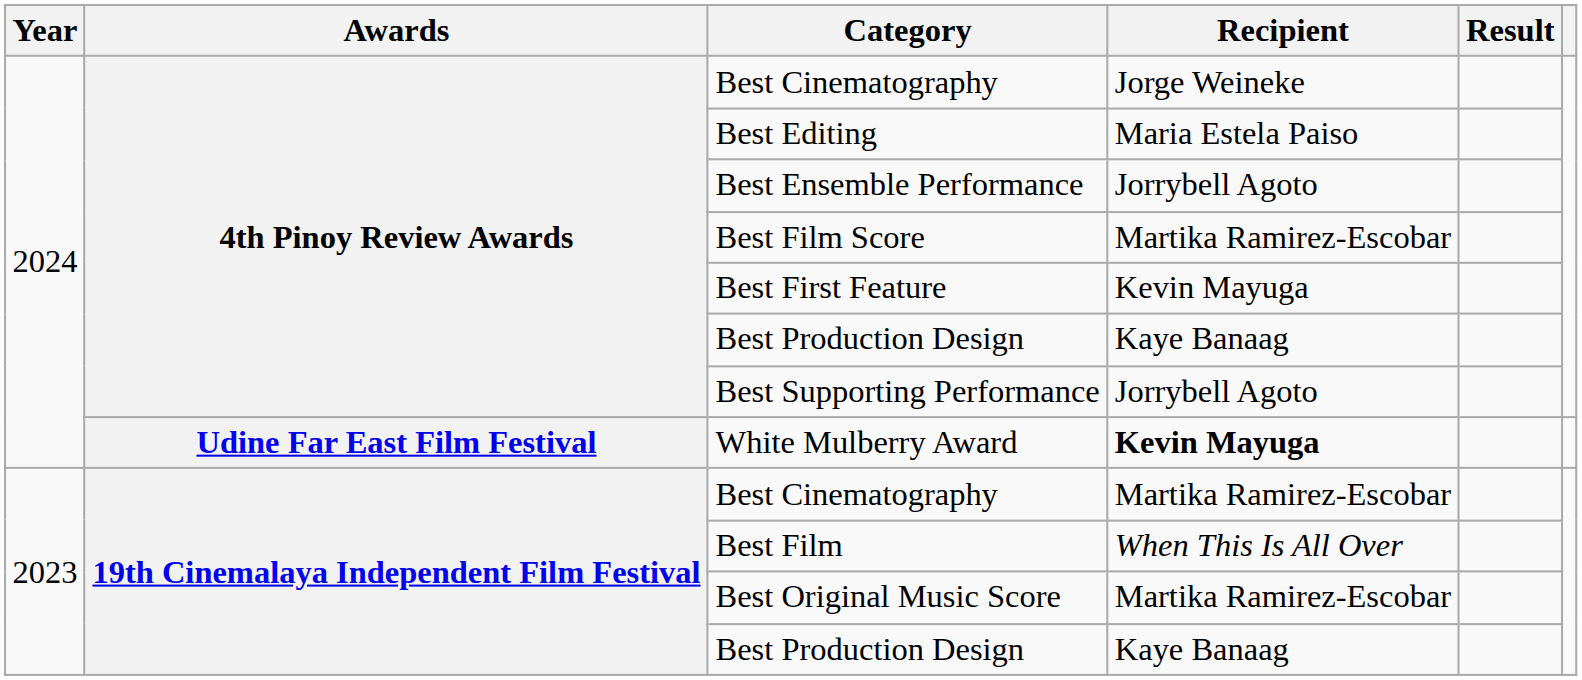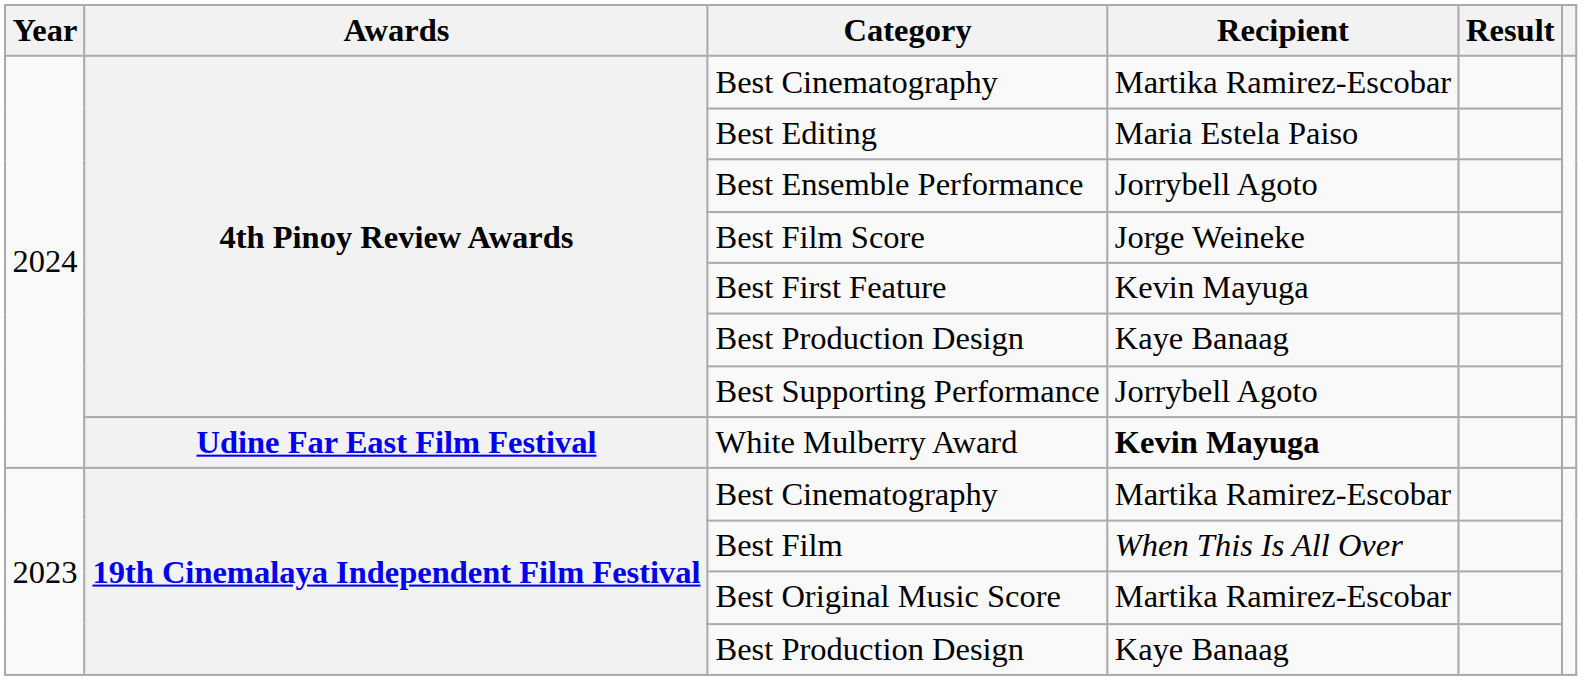(1210, 81) Jorge Weineke -> (1283, 81) Martika Ramirez-Escobar
(1283, 236) Martika Ramirez-Escobar -> (1210, 236) Jorge Weineke
